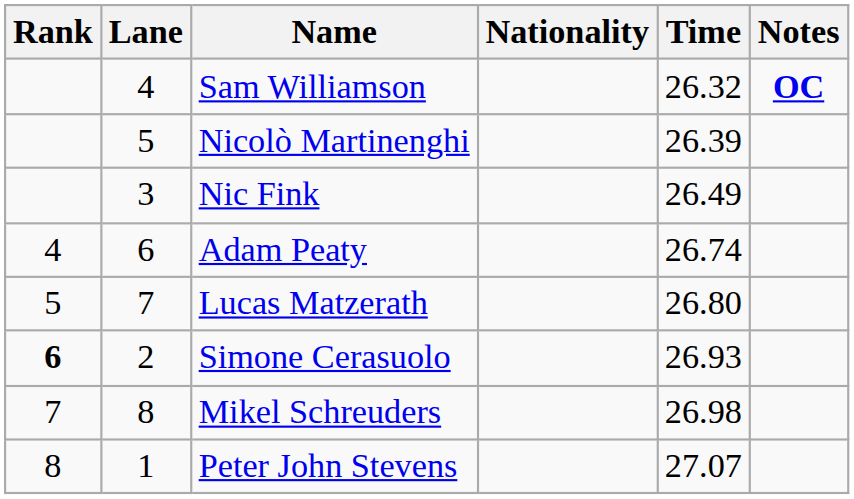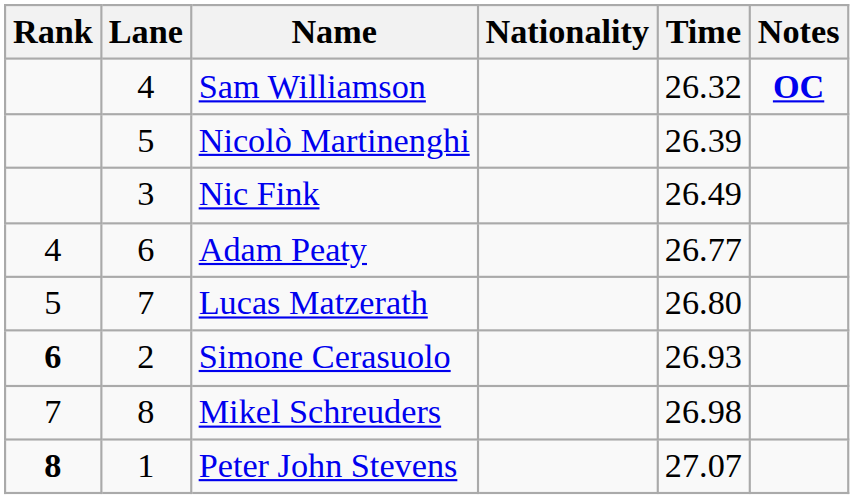(703, 248) 26.74 -> (703, 248) 26.77
(53, 466) normal -> (53, 466) bold
